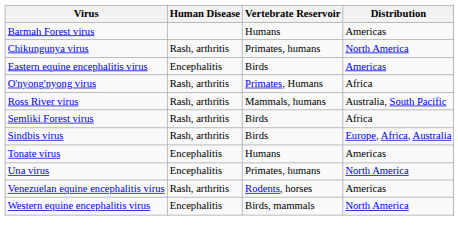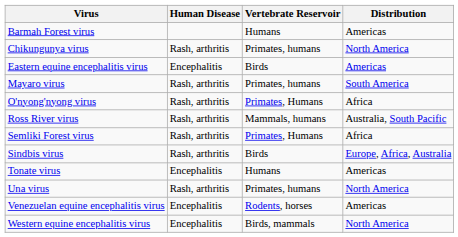+ row: (36, 83)
(257, 118) Birds -> (284, 136) Primates, Humans
(196, 171) Encephalitis -> (199, 188) Rash, arthritis
(199, 188) Rash, arthritis -> (196, 206) Encephalitis
